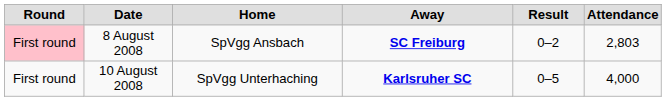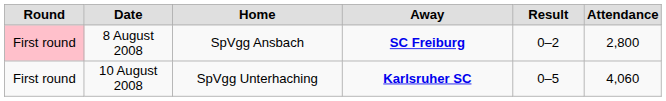(623, 43) 2,803 -> (623, 43) 2,800
(623, 78) 4,000 -> (623, 78) 4,060
